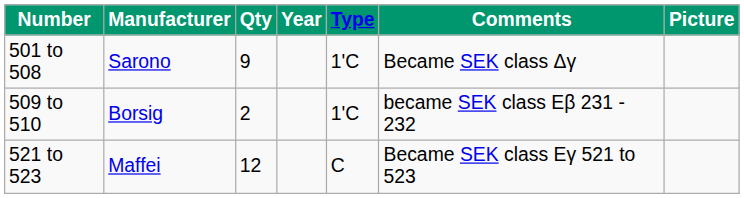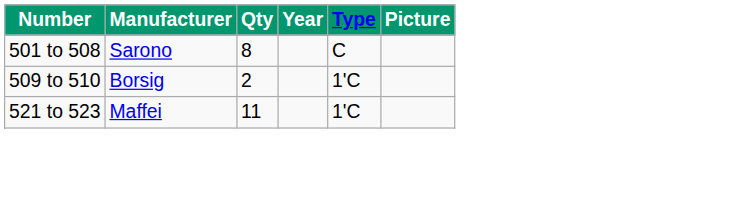- column: (522, 19)
(245, 61) 9 -> (246, 50) 8
(345, 61) 1'C -> (339, 50) C
(251, 166) 12 -> (251, 111) 11
(338, 166) C -> (346, 111) 1'C
